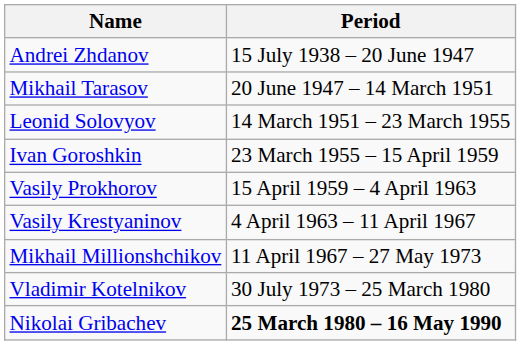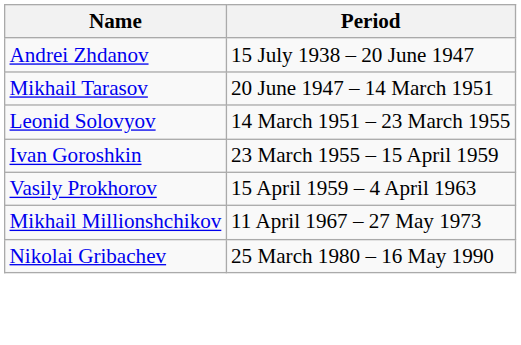- row: (95, 222)
- row: (98, 289)
(366, 322) bold -> (362, 255) normal
